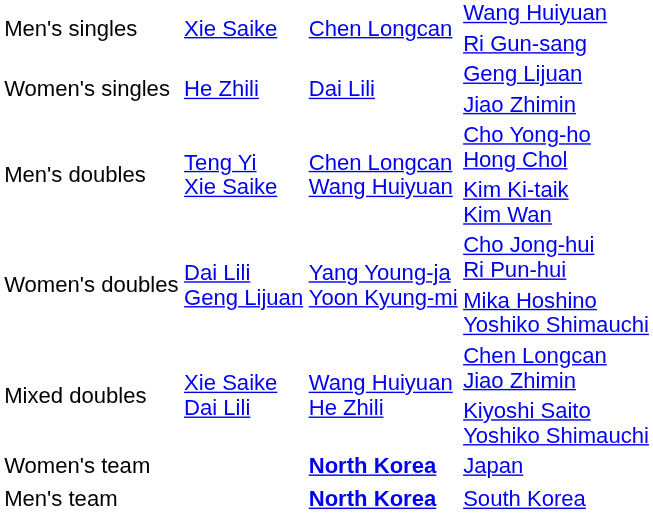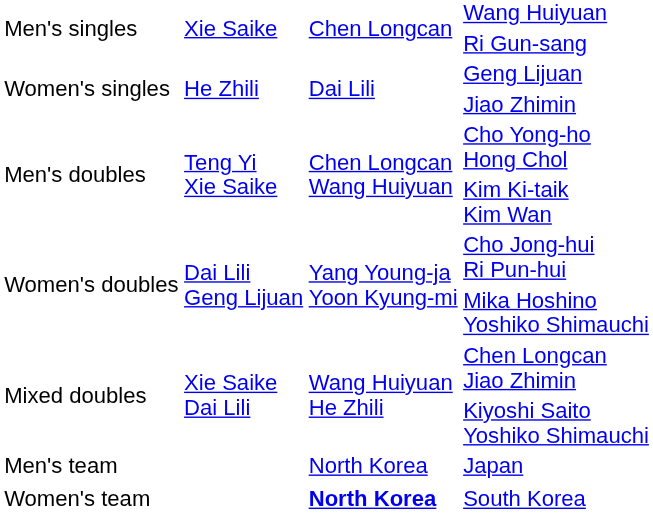(77, 466) Women's team -> (61, 466) Men's team
(372, 466) bold -> (368, 466) normal
(61, 499) Men's team -> (77, 499) Women's team
